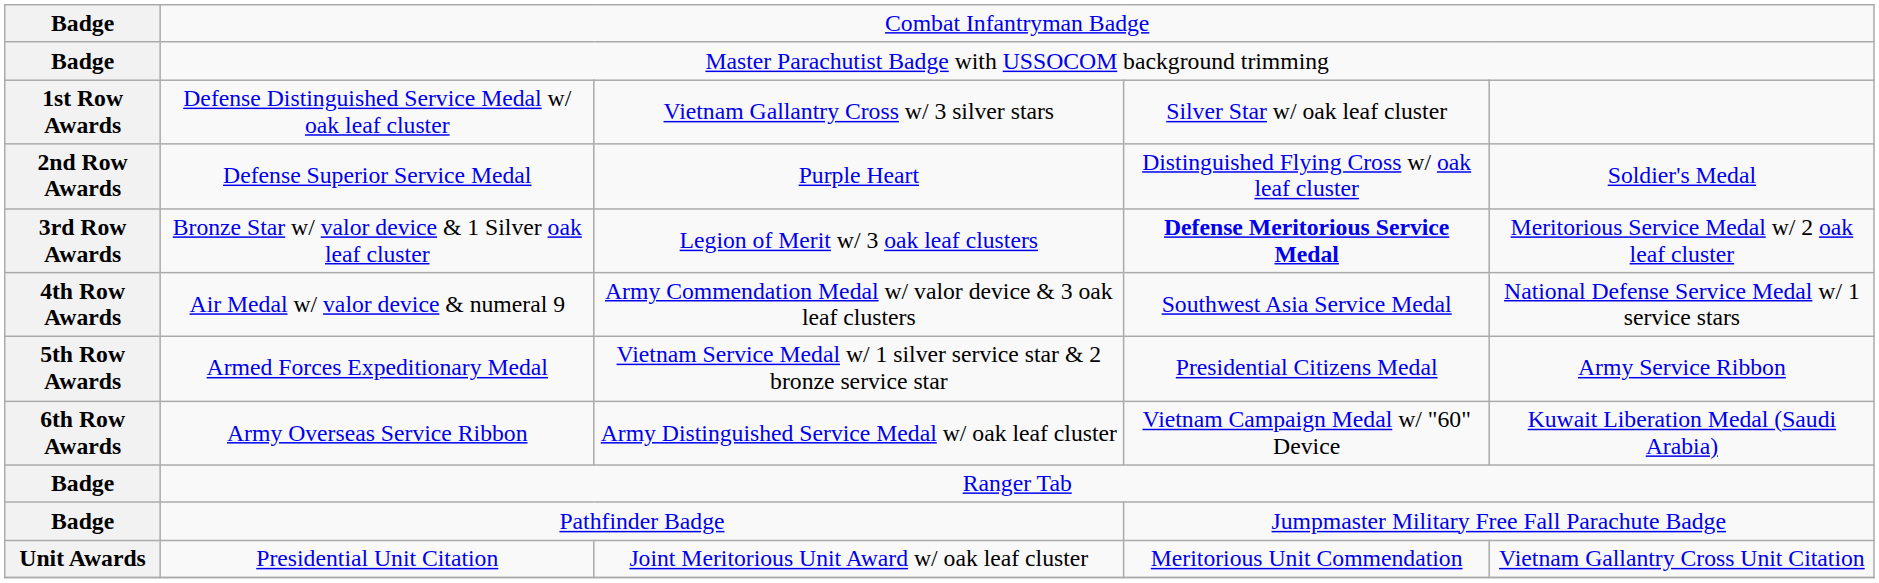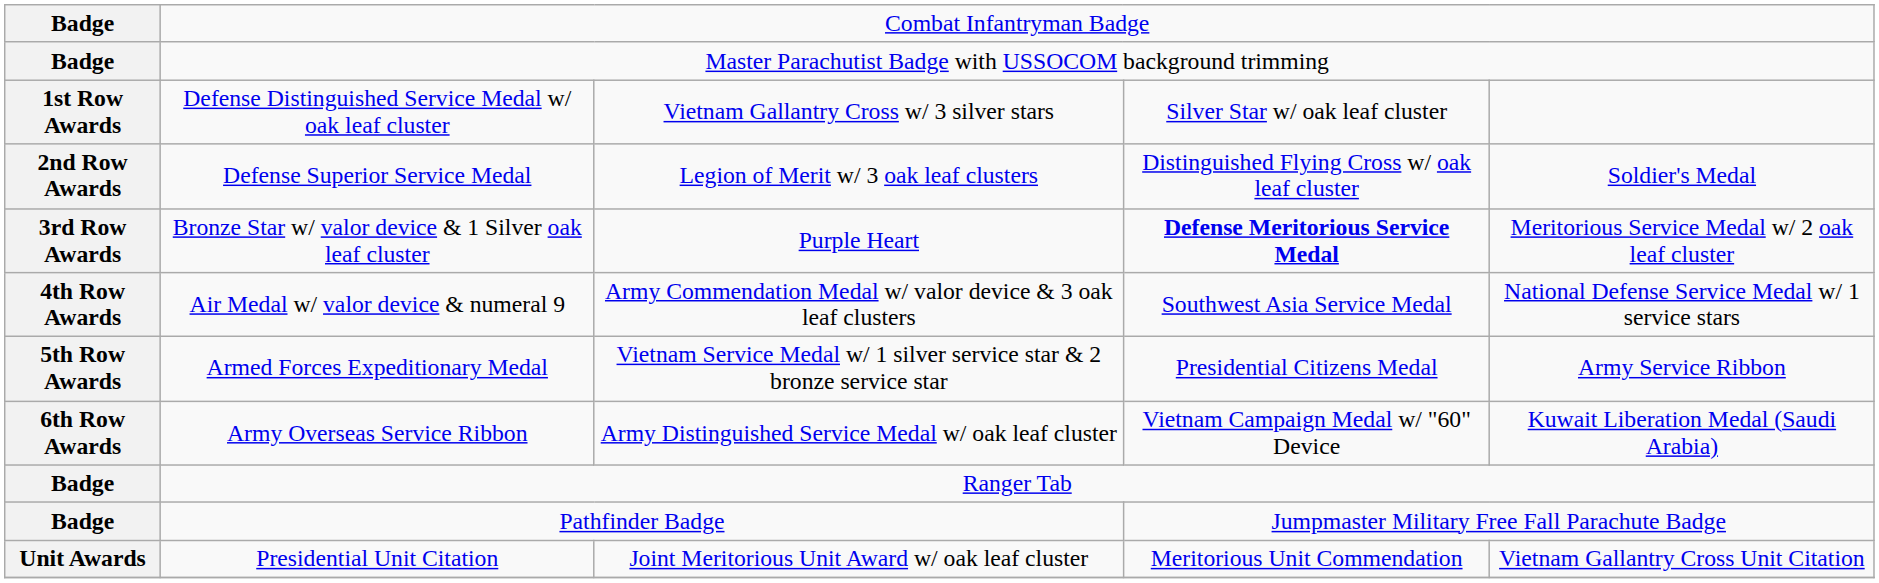(859, 175) Purple Heart -> (859, 175) Legion of Merit w/ 3 oak leaf clusters
(859, 240) Legion of Merit w/ 3 oak leaf clusters -> (859, 240) Purple Heart
